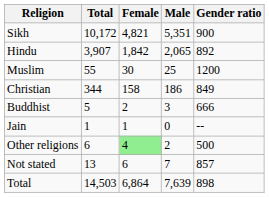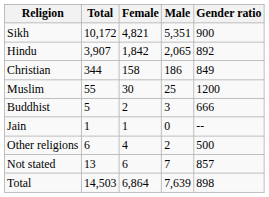rows swapped: (29, 88) <-> (26, 70)
(125, 145) lightgreen background -> (125, 145) no background
